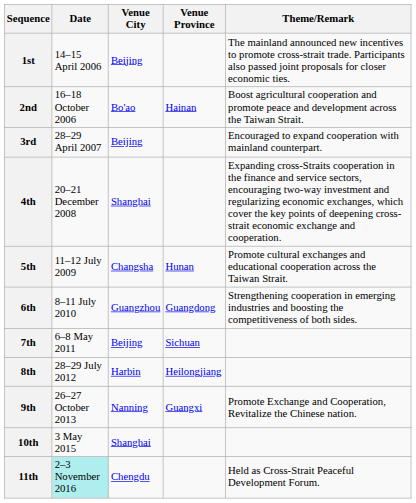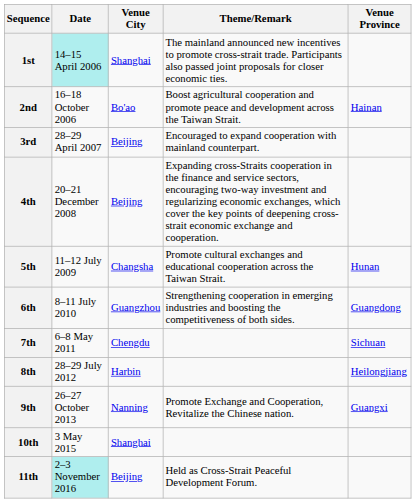columns swapped: (194, 19) <-> (318, 19)
(78, 60) no background -> (78, 60) paleturquoise background
(127, 60) Beijing -> (131, 60) Shanghai
(131, 201) Shanghai -> (127, 201) Beijing
(127, 343) Beijing -> (130, 343) Chengdu
(130, 477) Chengdu -> (127, 477) Beijing
